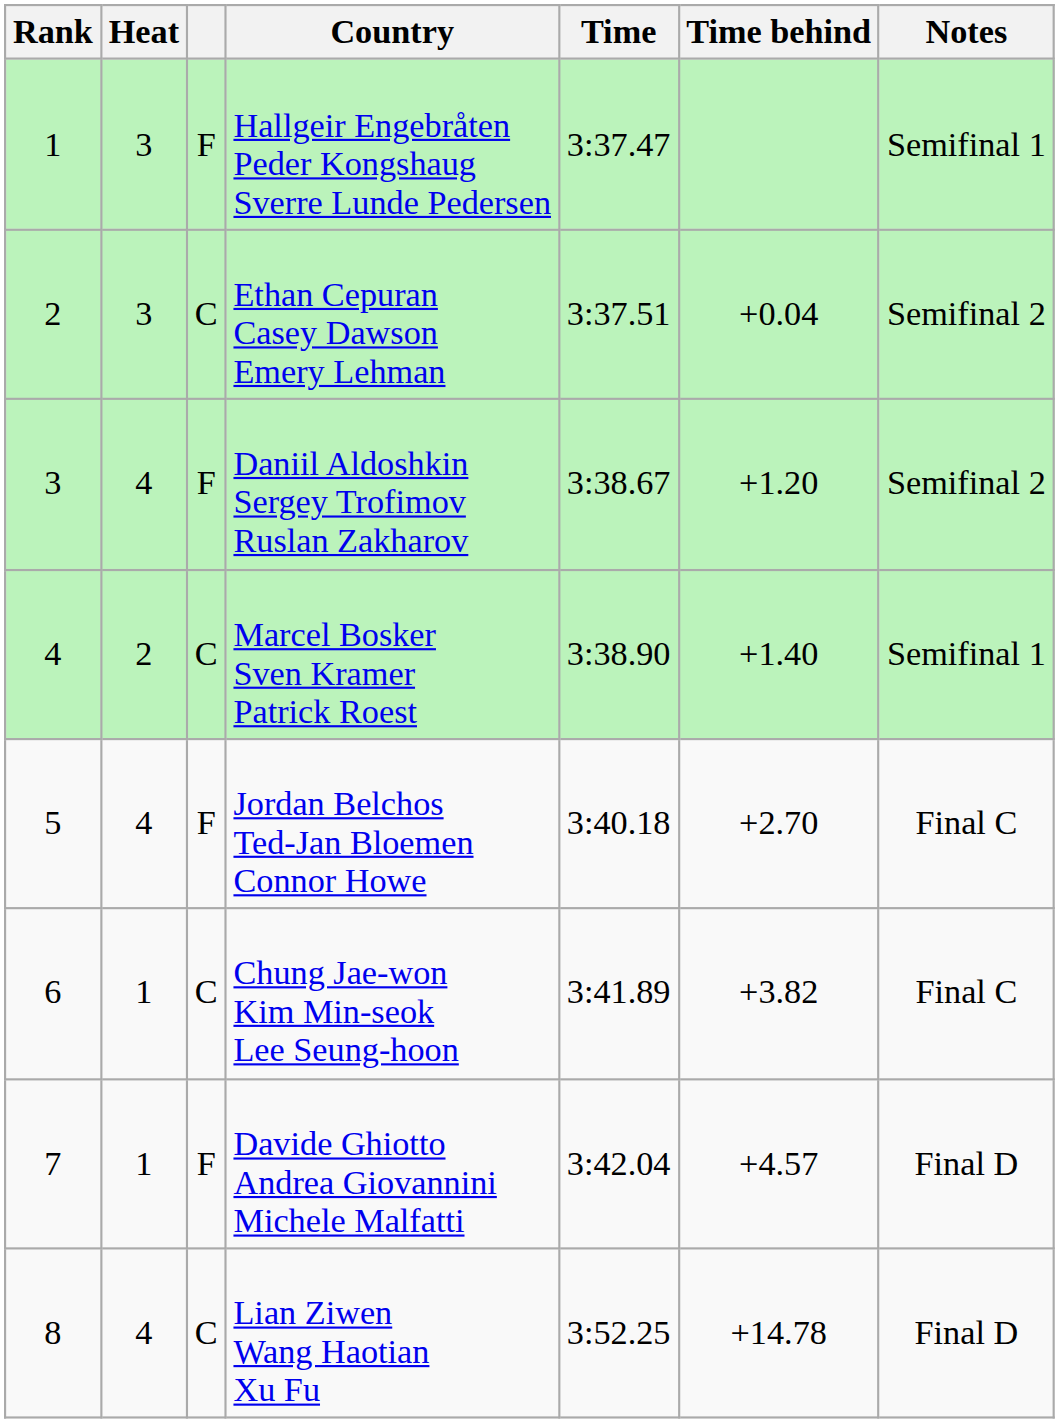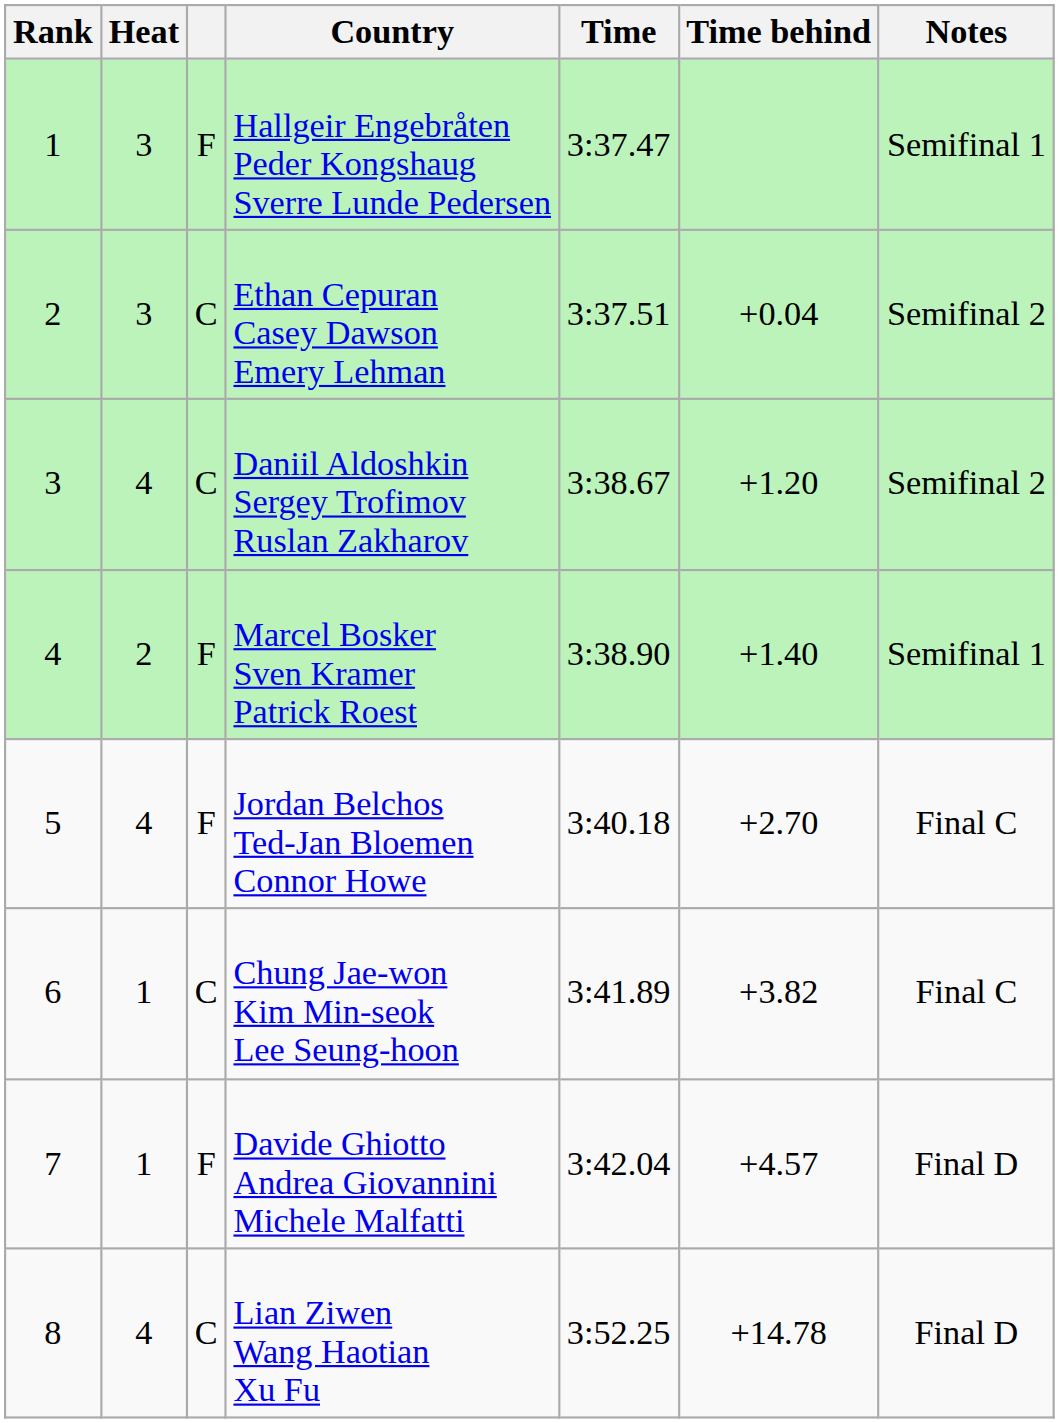(206, 483) F -> (206, 483) C
(206, 653) C -> (206, 653) F
